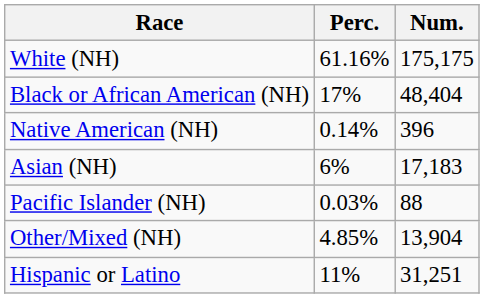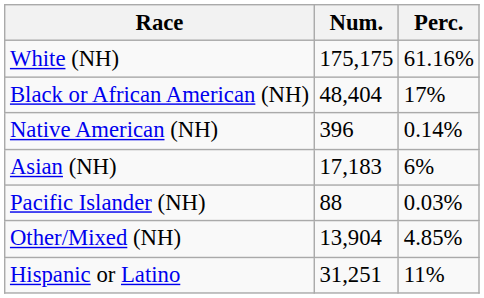columns swapped: (437, 22) <-> (354, 22)
